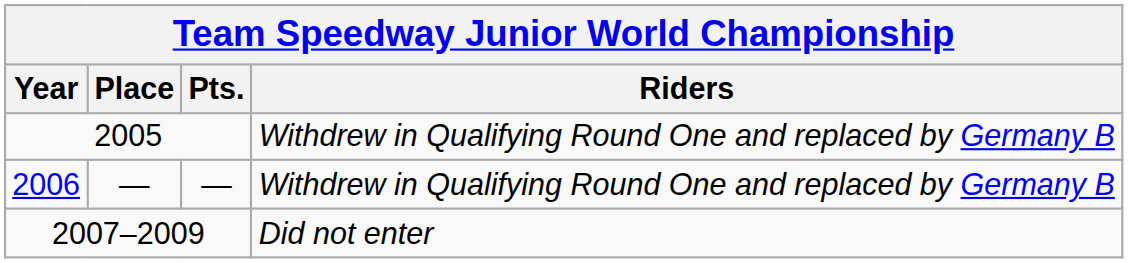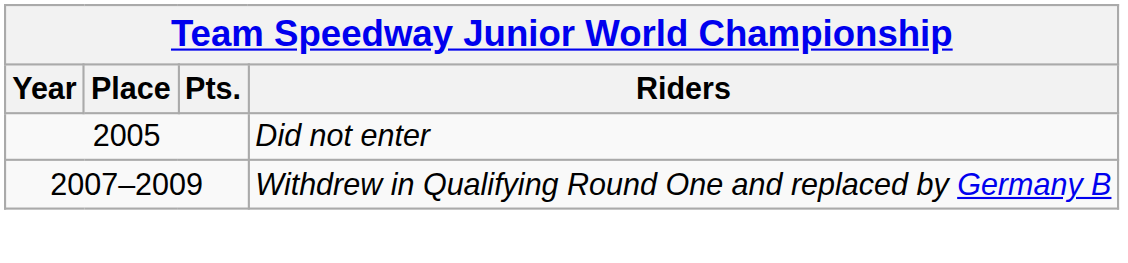(687, 137) Withdrew in Qualifying Round One and replaced by Germany B -> (343, 137) Did not enter
- row: (46, 185)
(346, 233) Did not enter -> (683, 185) Withdrew in Qualifying Round One and replaced by Germany B
